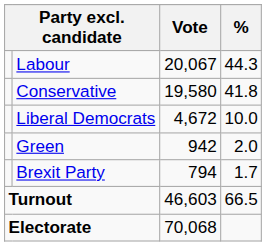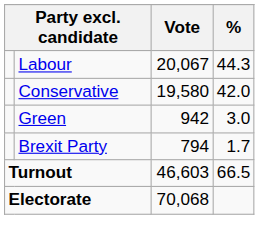(241, 91) 41.8 -> (234, 91) 42.0
- row: (86, 118)
(246, 145) 2.0 -> (238, 118) 3.0
